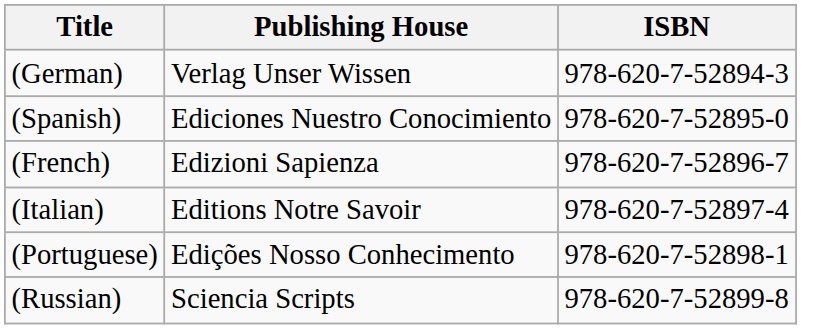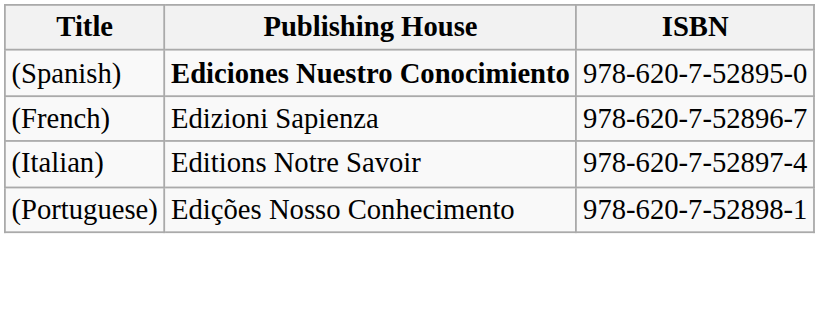- row: (67, 72)
(361, 118) normal -> (370, 72) bold
- row: (66, 299)
